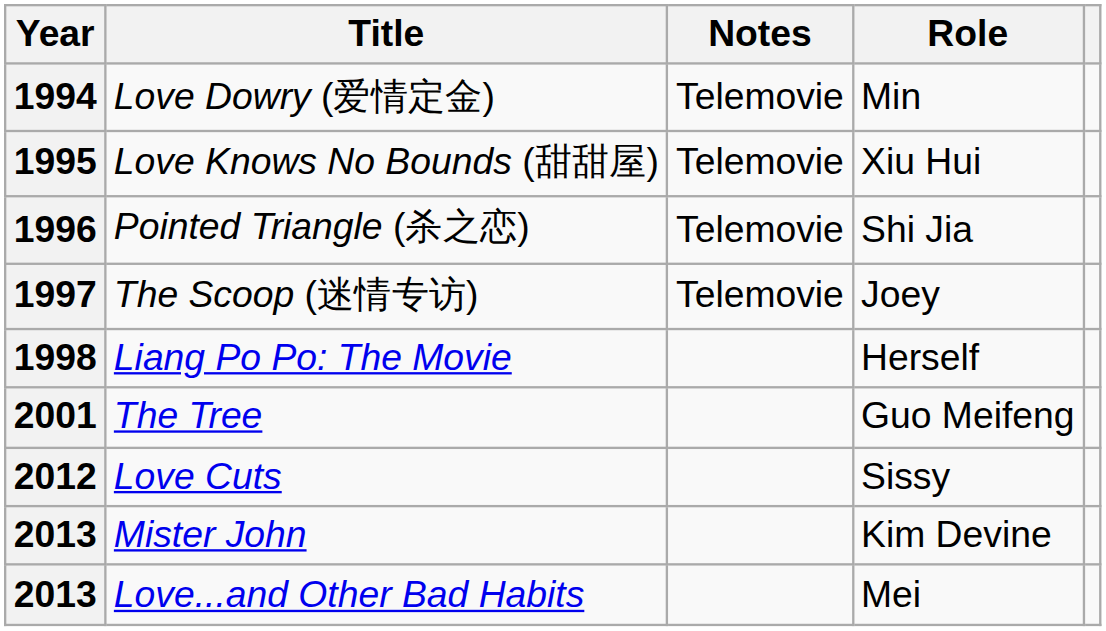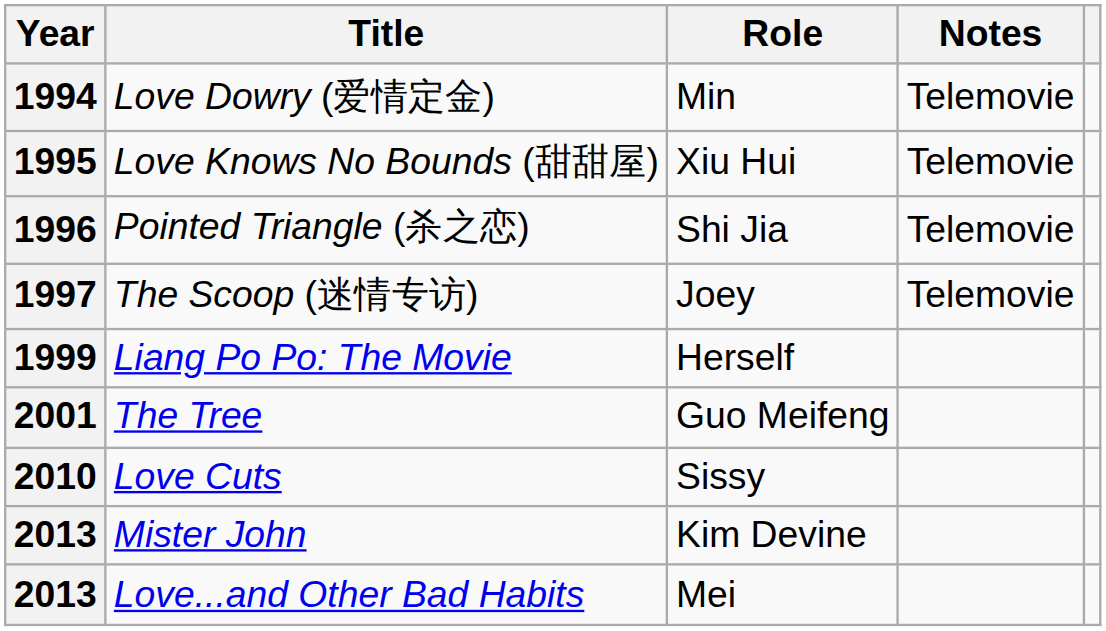columns swapped: (968, 34) <-> (760, 34)
(55, 357) 1998 -> (55, 357) 1999
(55, 475) 2012 -> (55, 475) 2010
